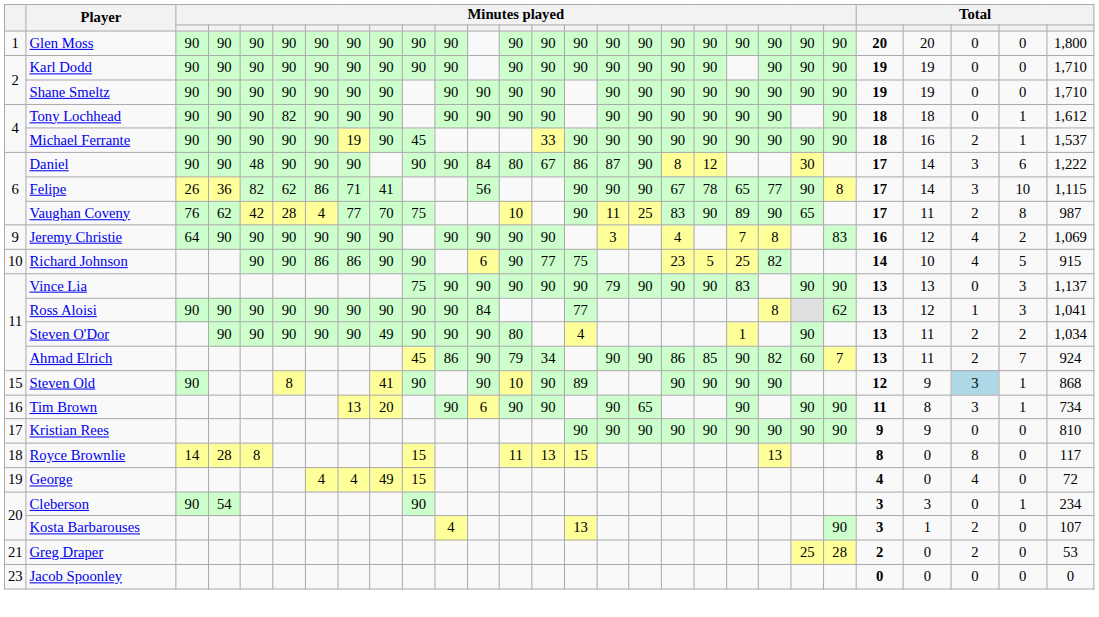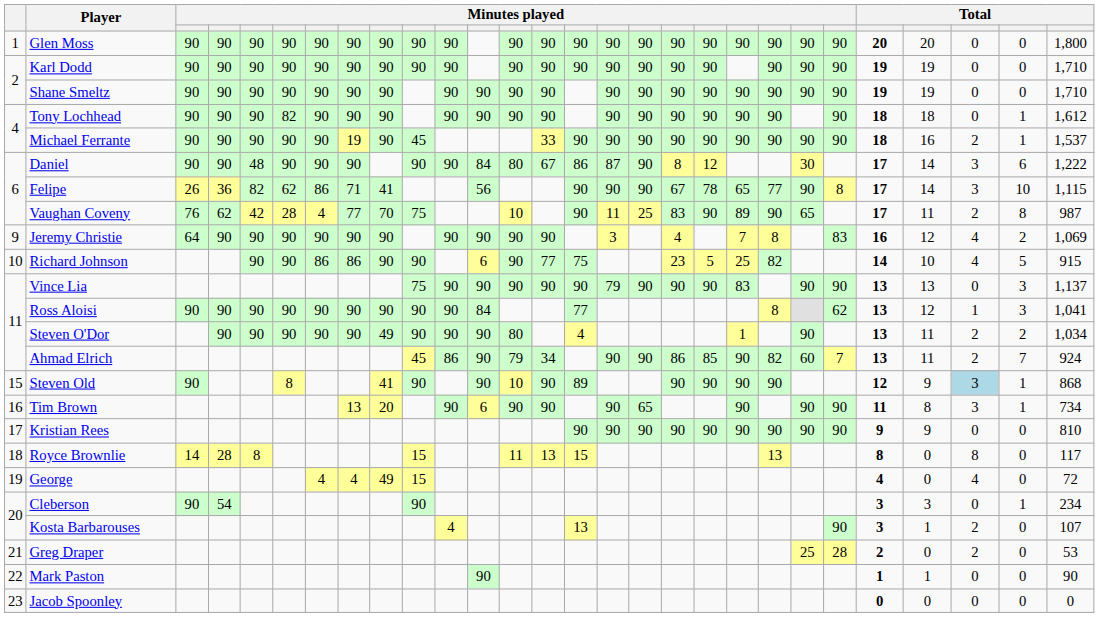+ row: (67, 576)
